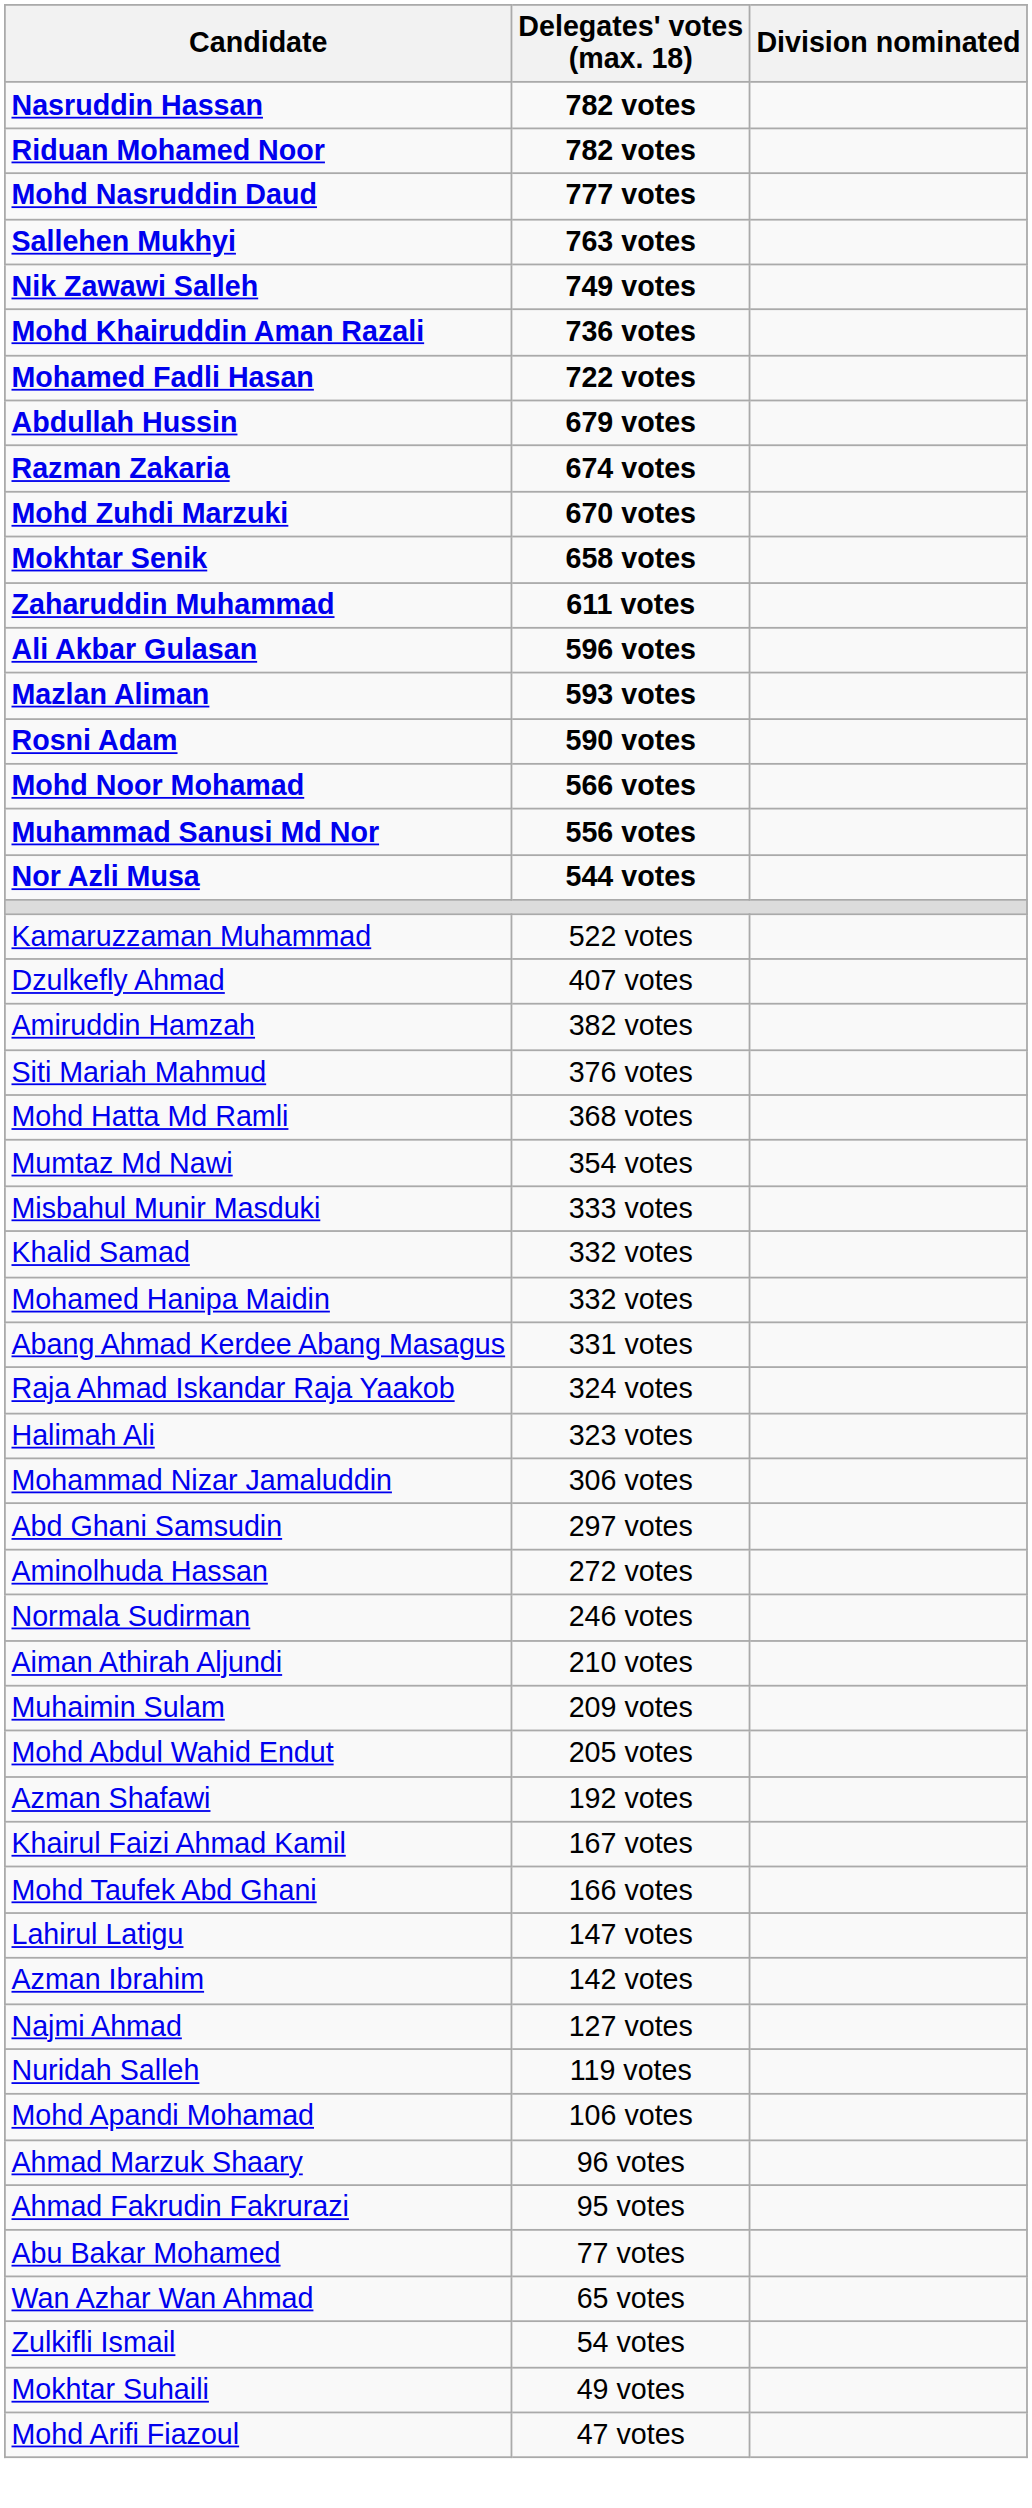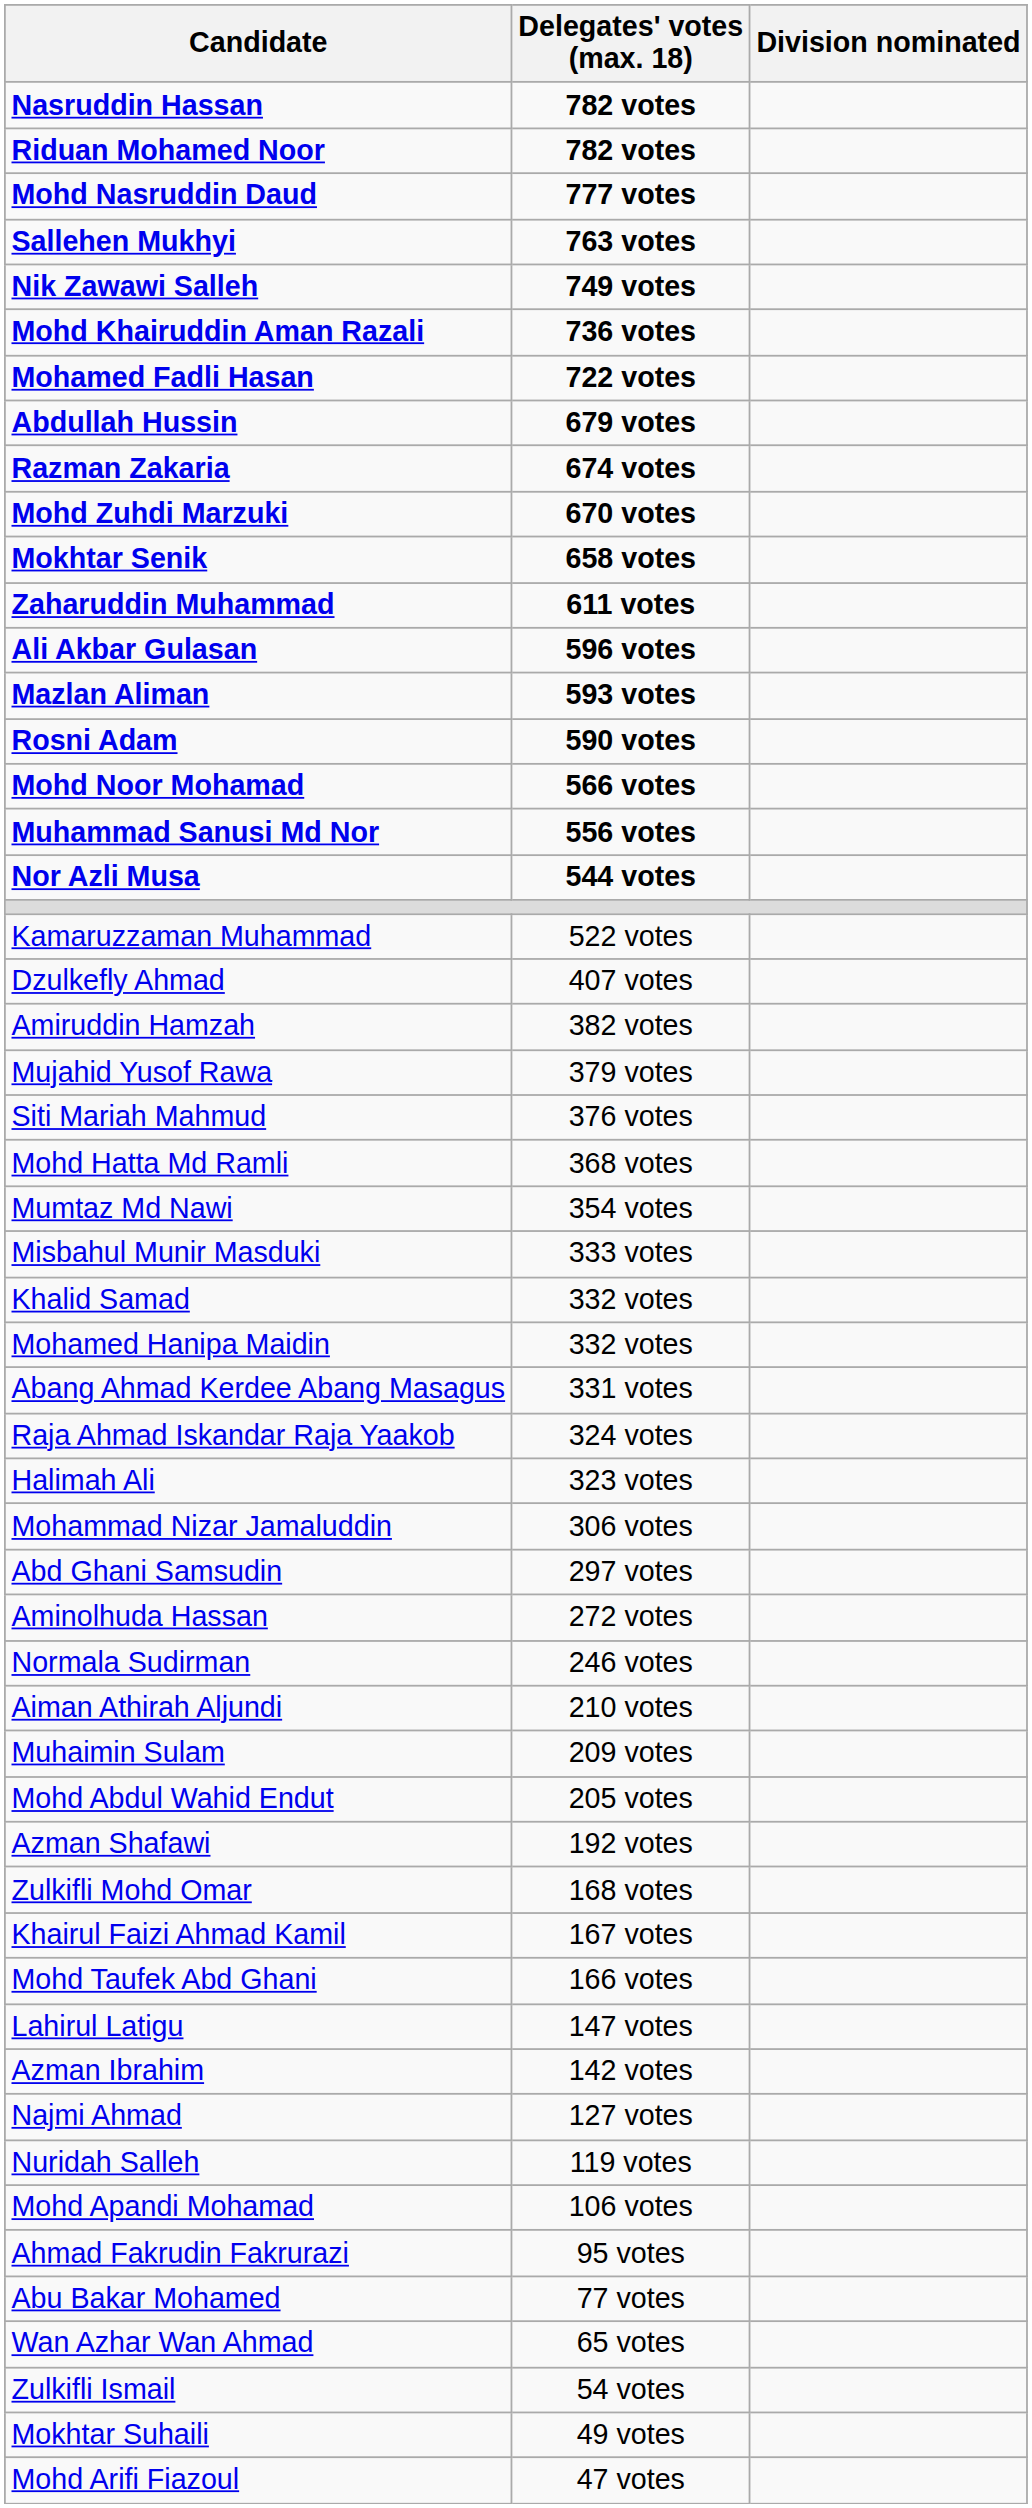+ row: (142, 1071)
+ row: (132, 1889)
- row: (157, 2162)
